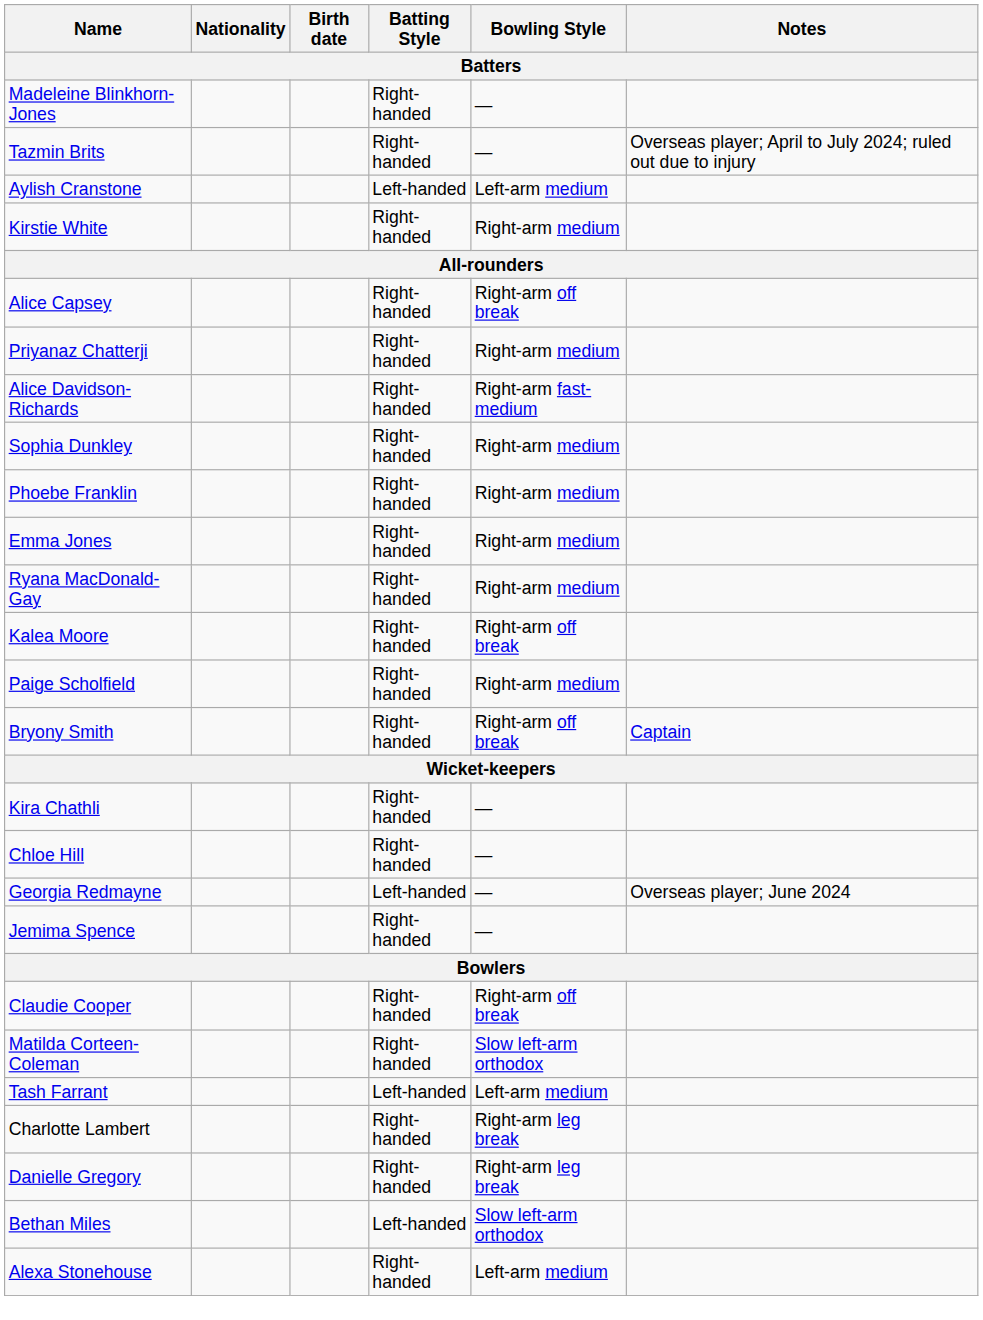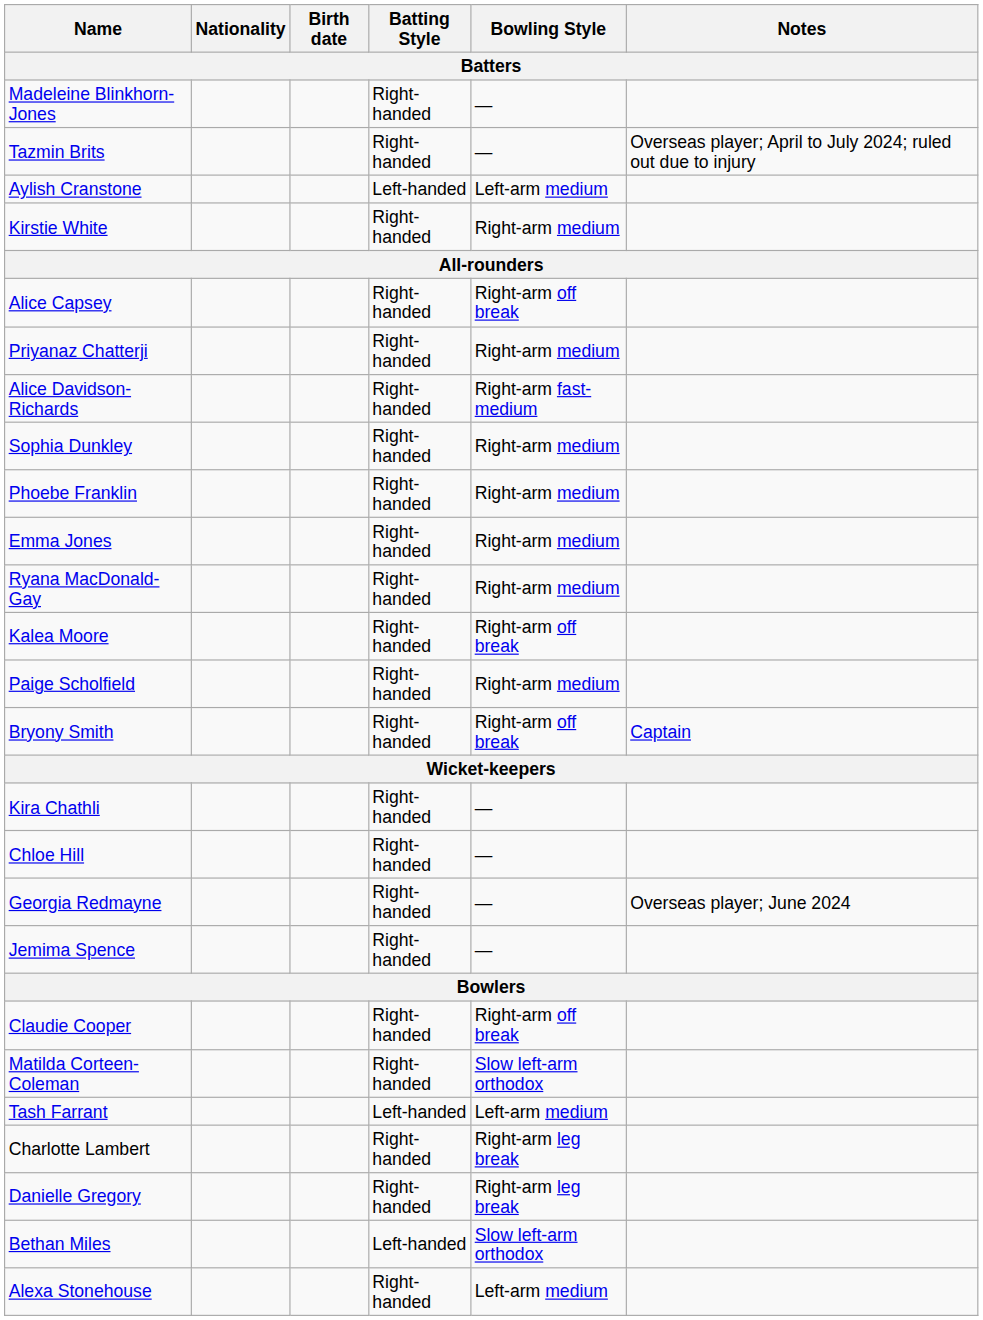(419, 892) Left-handed -> (402, 902) Right-handed
